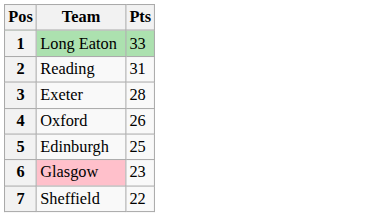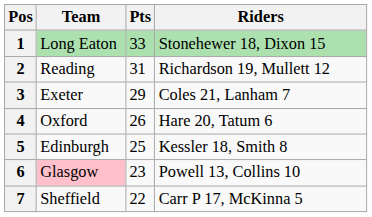+ column: (261, 17)
(138, 95) 28 -> (138, 95) 29
